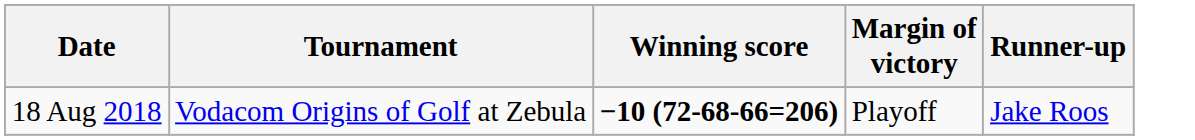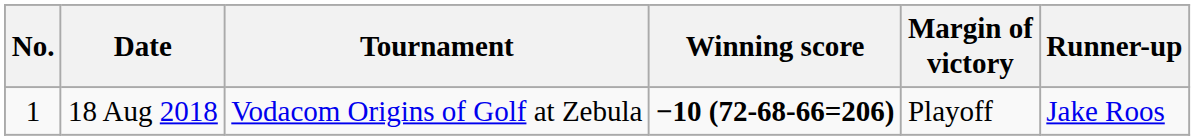+ column: (33, 45)
